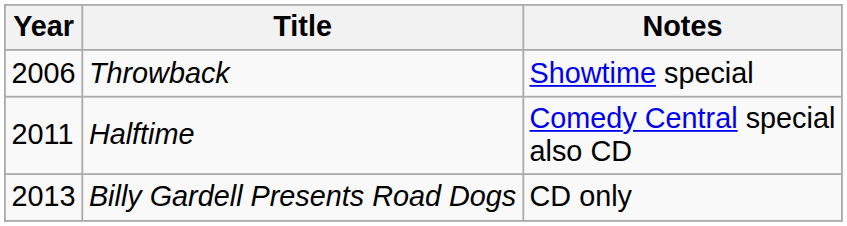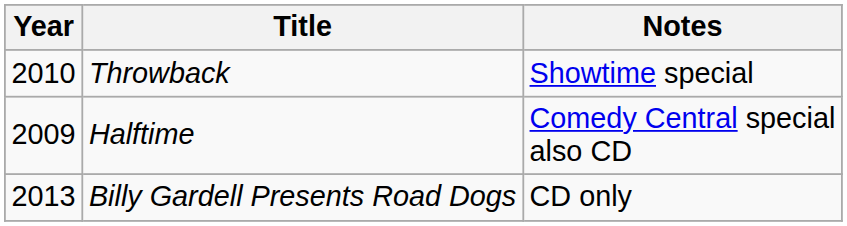(44, 73) 2006 -> (44, 73) 2010
(43, 134) 2011 -> (44, 134) 2009
